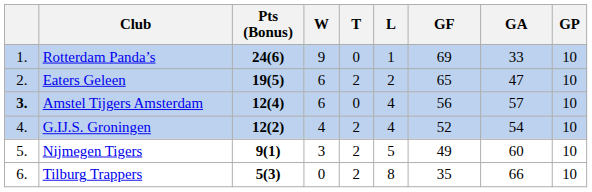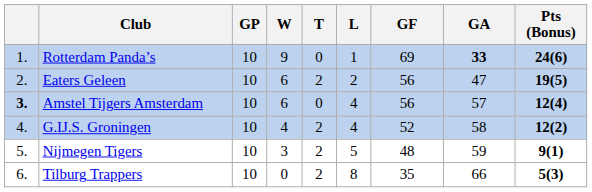columns swapped: (570, 24) <-> (268, 24)
(516, 56) normal -> (479, 56) bold
(444, 80) 65 -> (407, 80) 56
(516, 127) 54 -> (479, 127) 58
(444, 151) 49 -> (407, 151) 48
(516, 151) 60 -> (479, 151) 59
